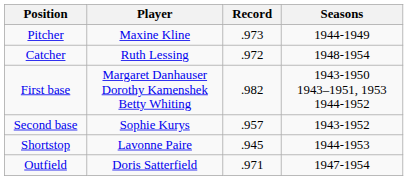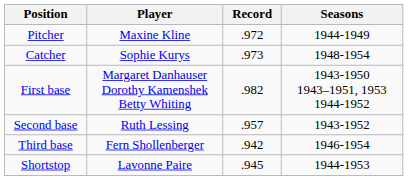(252, 34) .973 -> (252, 34) .972
(155, 55) Ruth Lessing -> (155, 55) Sophie Kurys
(252, 55) .972 -> (252, 55) .973
(155, 124) Sophie Kurys -> (155, 124) Ruth Lessing
+ row: (46, 144)
- row: (46, 165)
